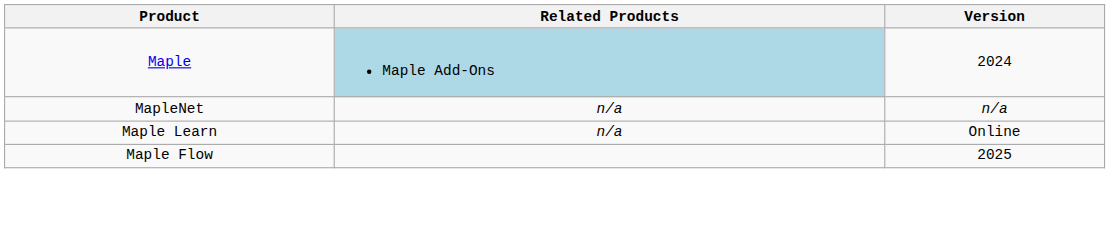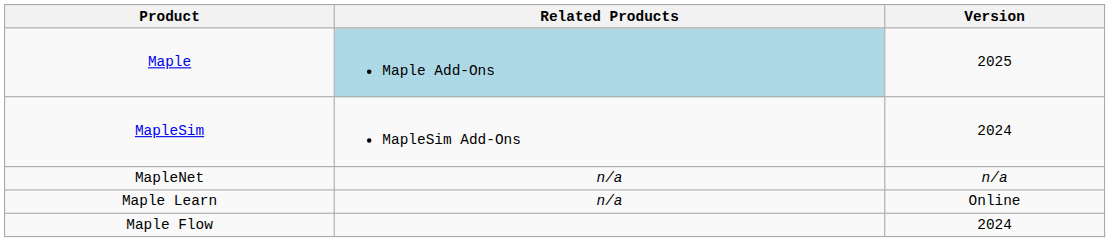(995, 63) 2024 -> (995, 63) 2025
+ row: (170, 132)
(995, 156) 2025 -> (995, 225) 2024
